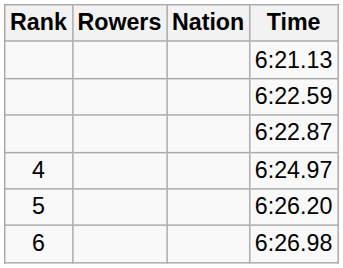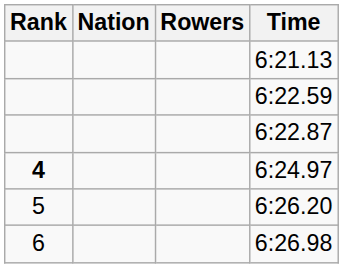columns swapped: (119, 22) <-> (208, 22)
(38, 170) normal -> (38, 170) bold
